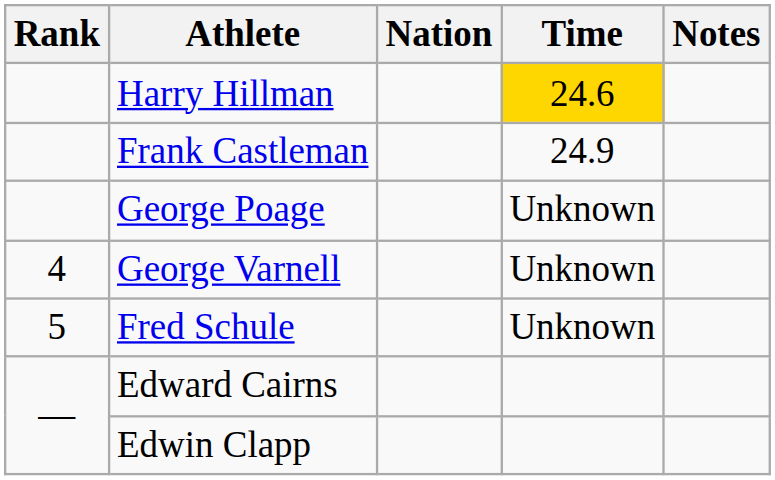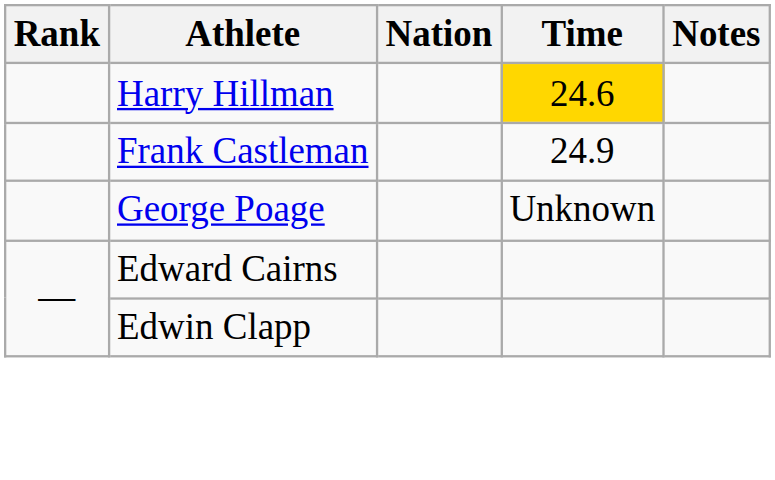- row: (229, 268)
- row: (206, 326)
